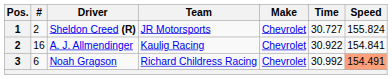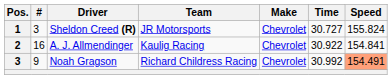(36, 29) 2 -> (36, 29) 3
(36, 62) 6 -> (36, 62) 9
